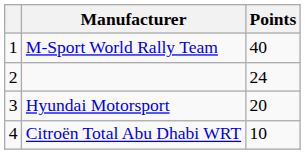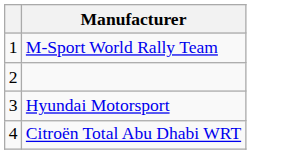- column: (273, 18)
